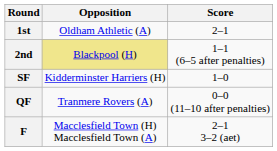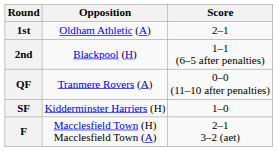(105, 54) khaki background -> (105, 54) no background
rows swapped: (24, 101) <-> (24, 78)
